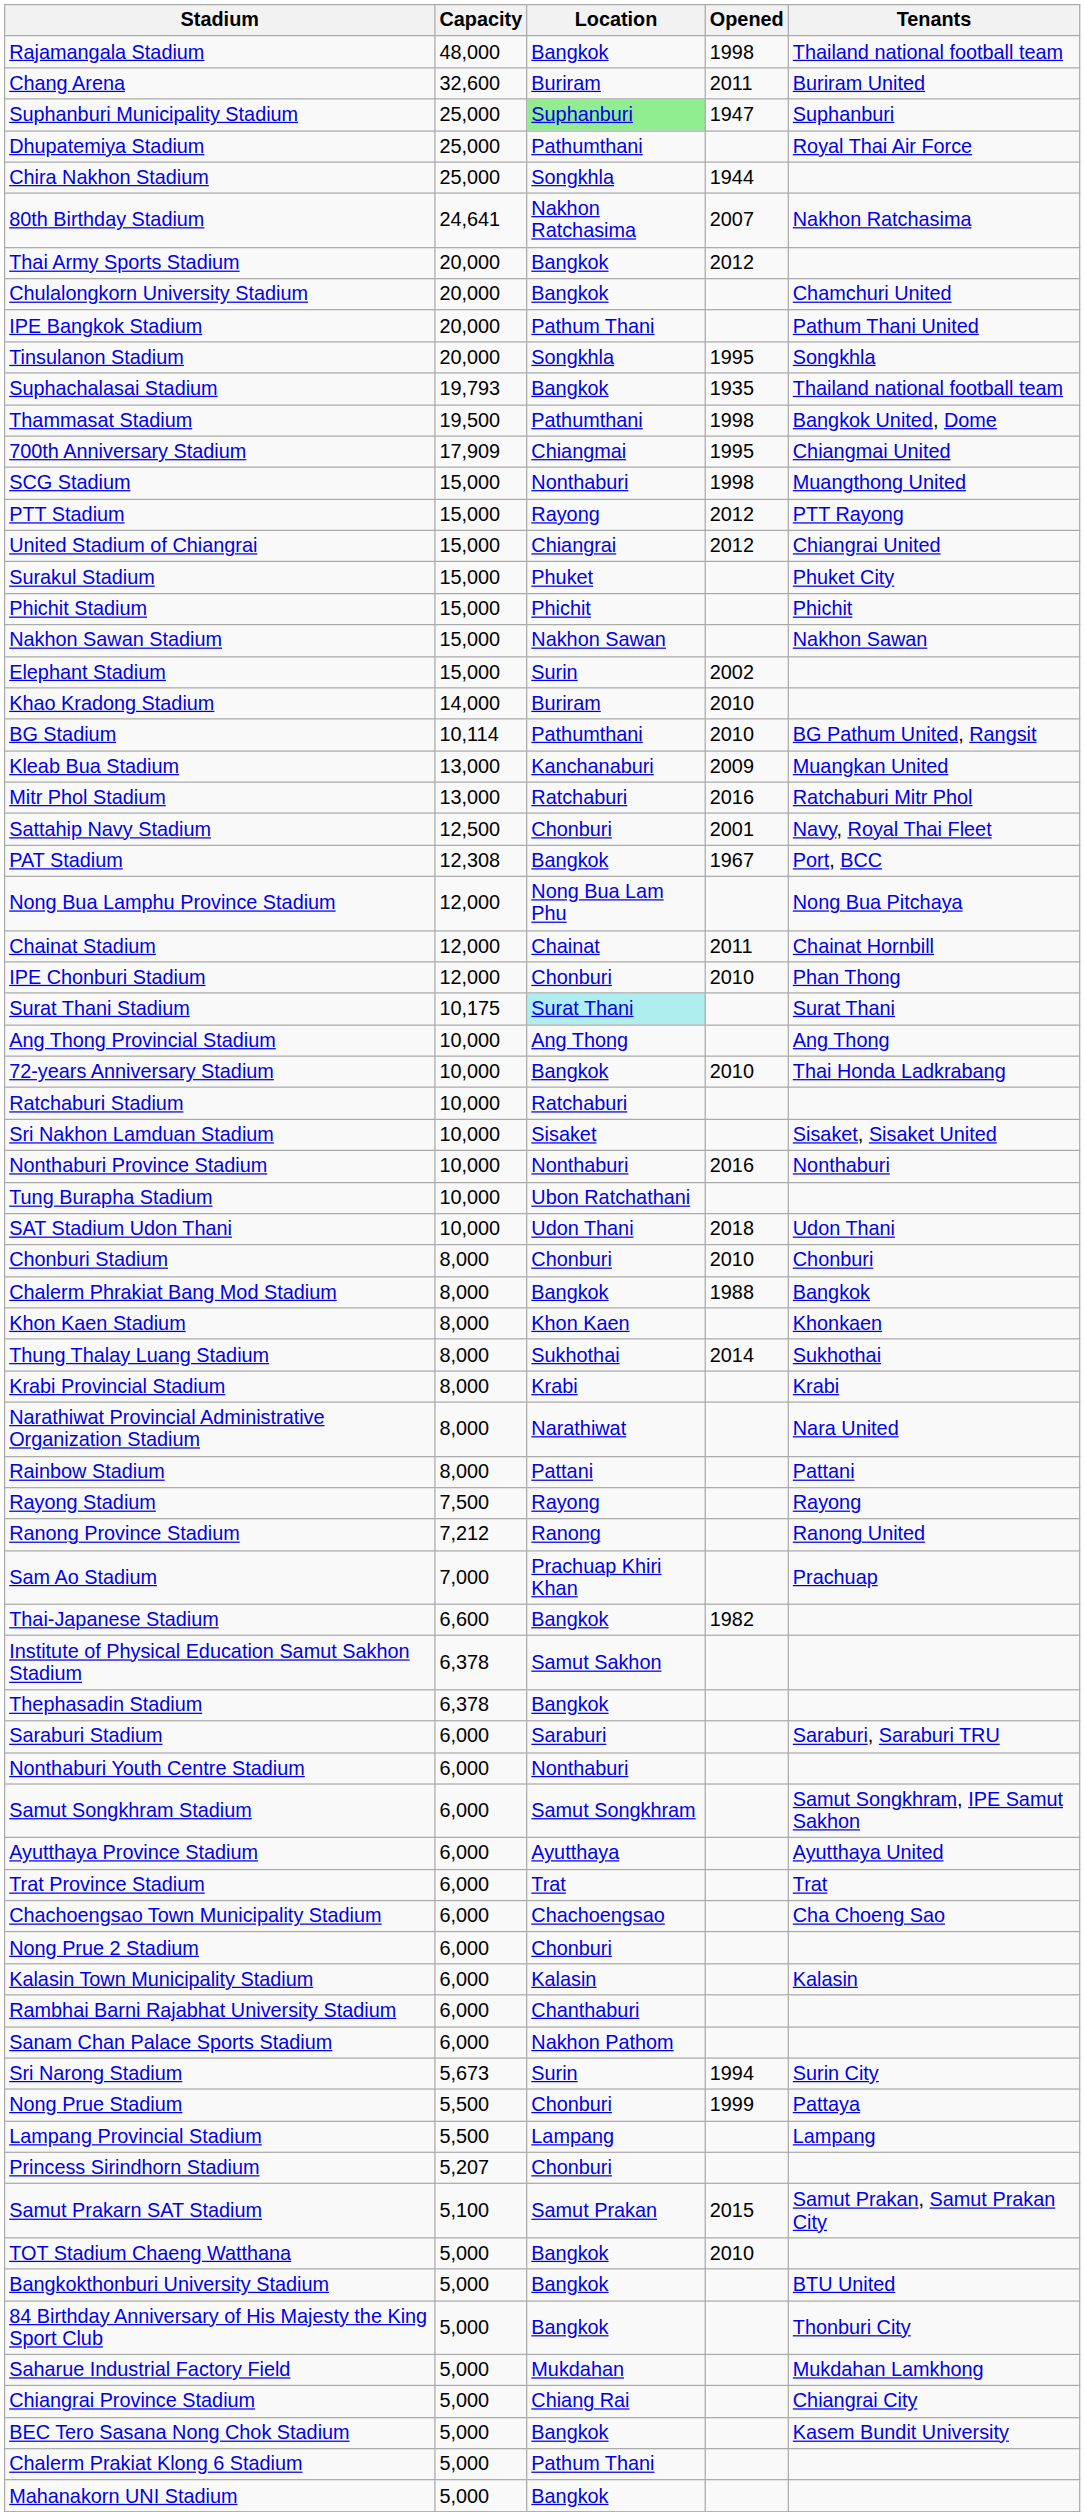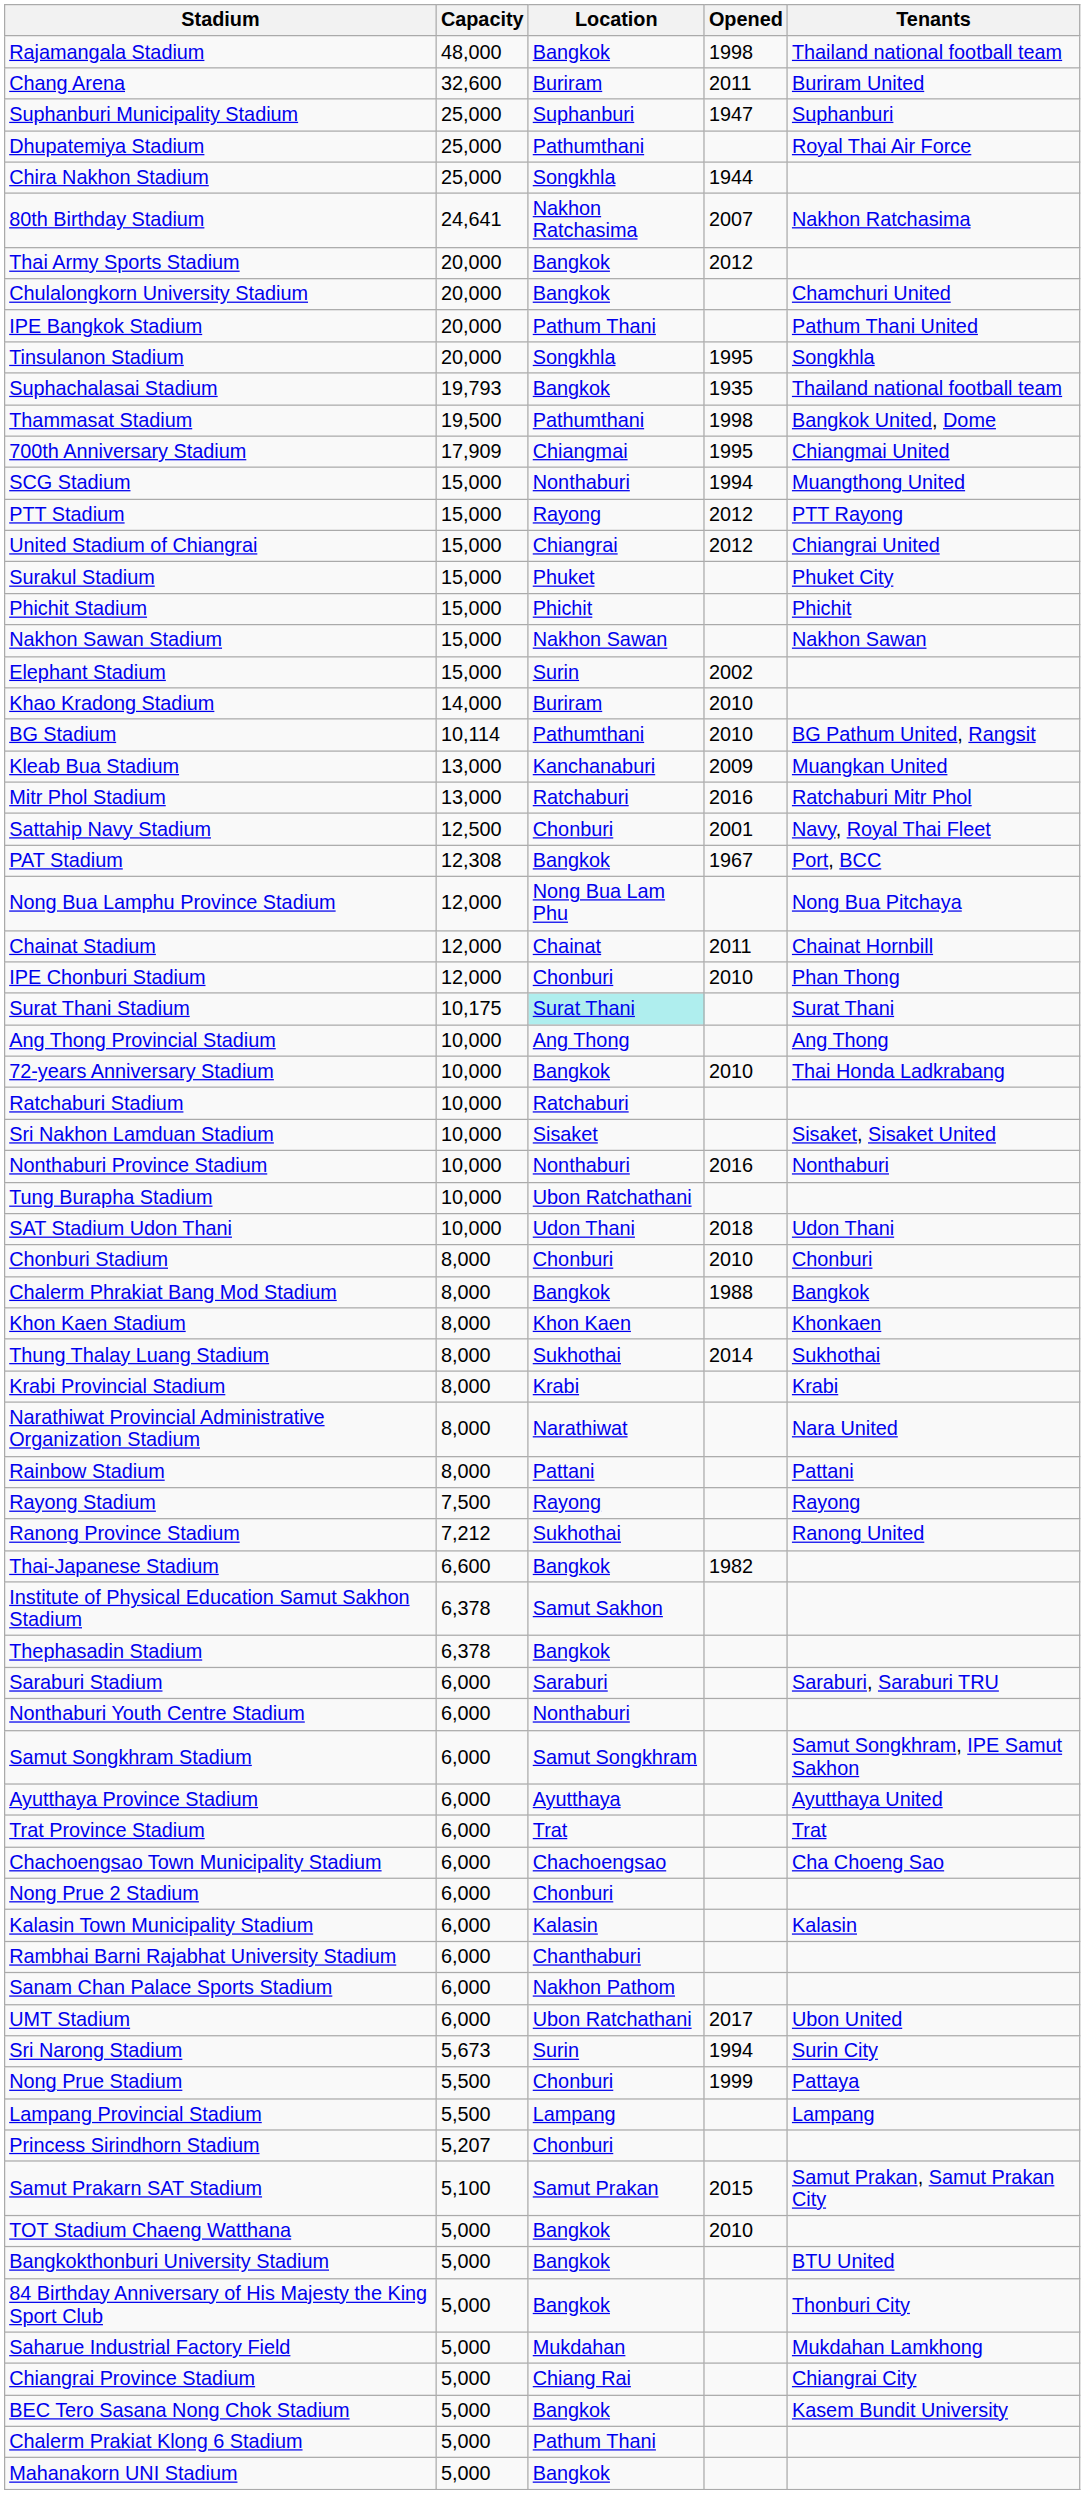(582, 114) lightgreen background -> (583, 114) no background
(732, 483) 1998 -> (731, 483) 1994
(566, 1534) Ranong -> (577, 1534) Sukhothai
- row: (83, 1577)
+ row: (70, 2019)
